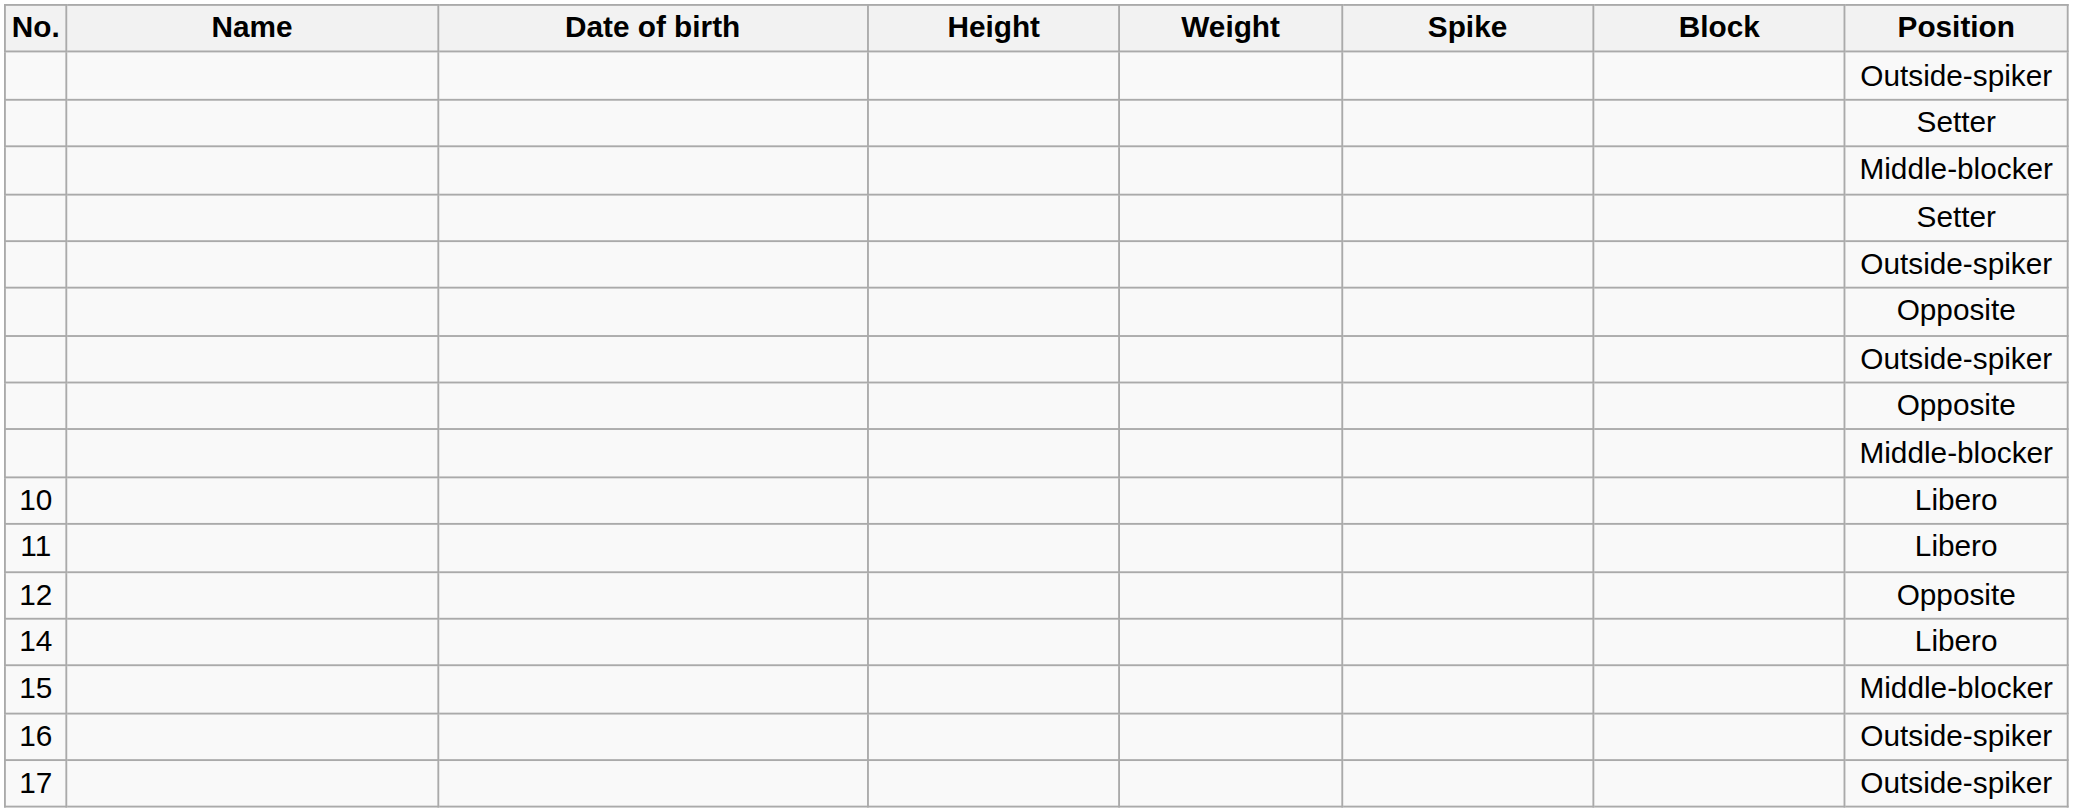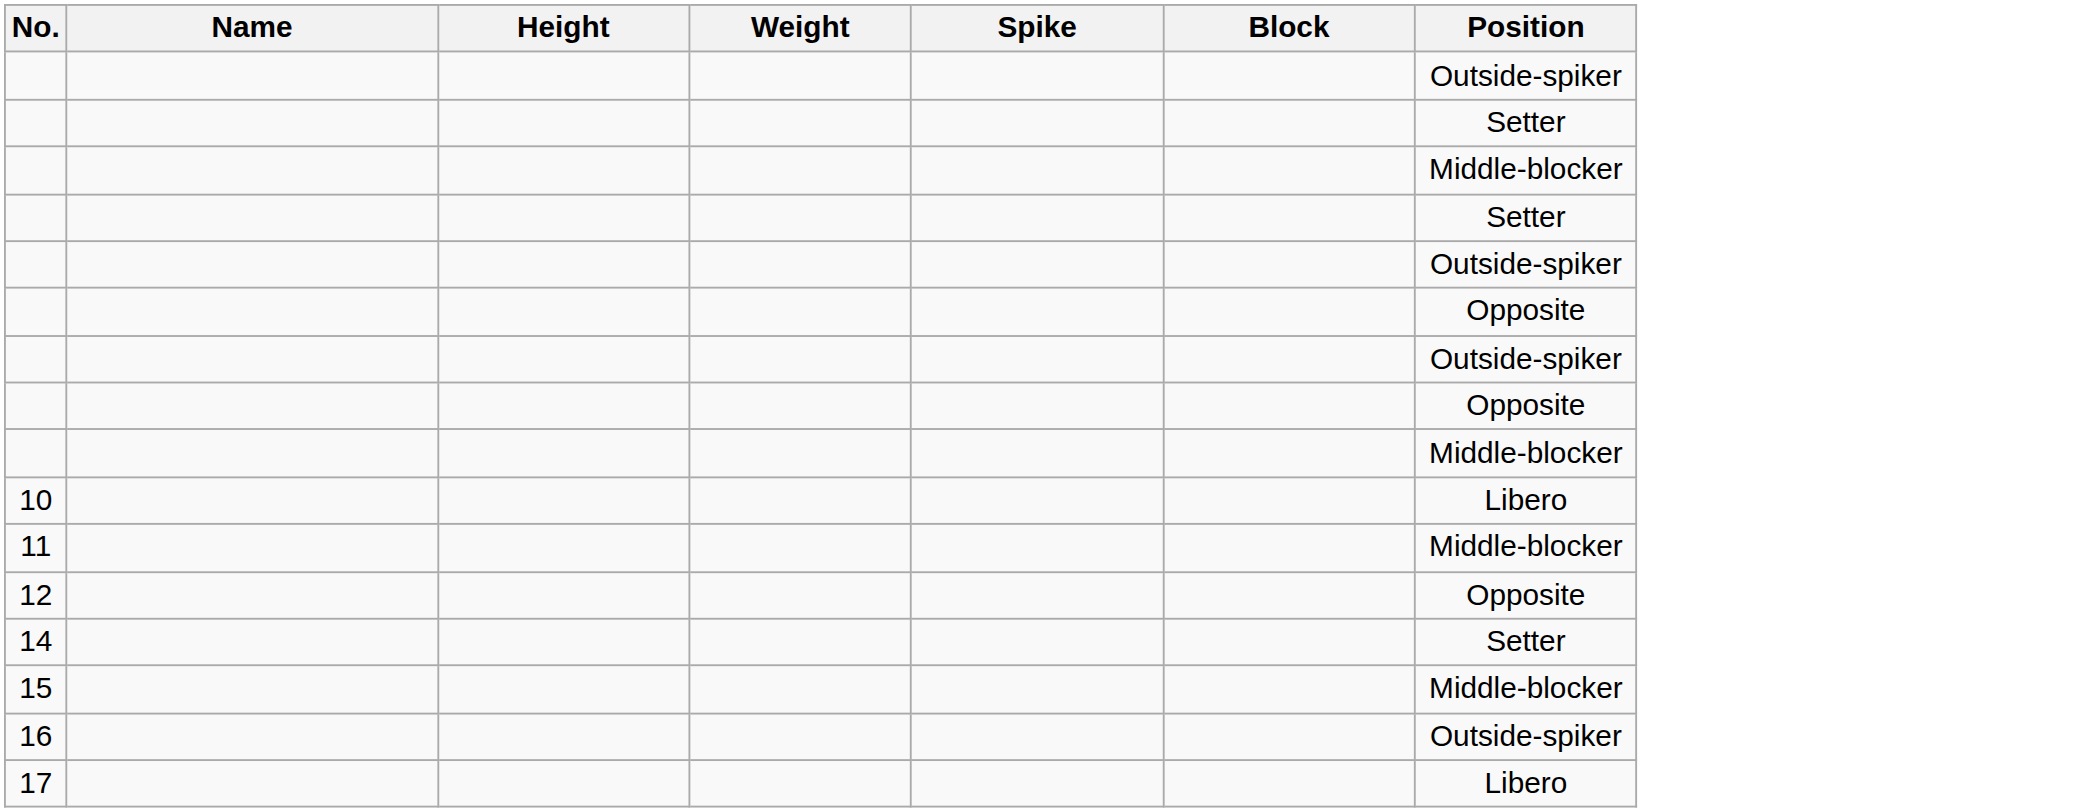- column: (653, 28)
(1956, 547) Libero -> (1526, 547) Middle-blocker
(1956, 641) Libero -> (1526, 641) Setter
(1956, 783) Outside-spiker -> (1526, 783) Libero
